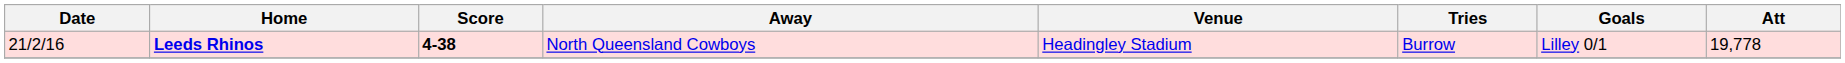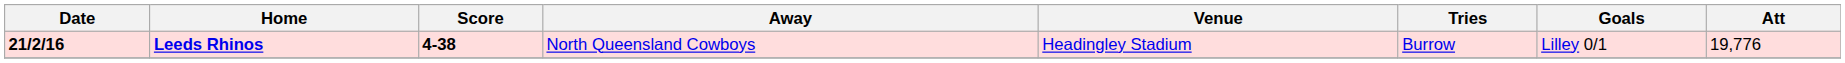(36, 45) normal -> (36, 45) bold
(1735, 45) 19,778 -> (1735, 45) 19,776
